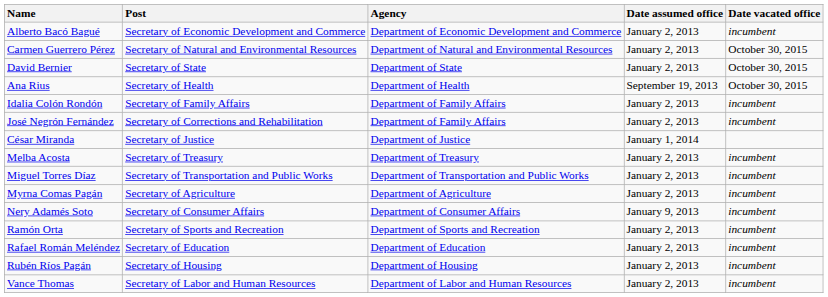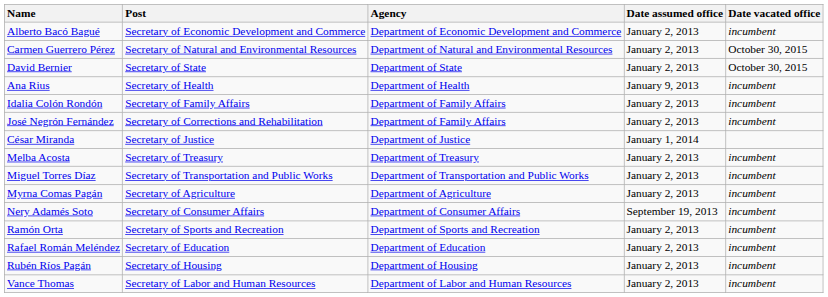(672, 85) September 19, 2013 -> (663, 85) January 9, 2013
(768, 85) October 30, 2015 -> (752, 85) incumbent
(663, 211) January 9, 2013 -> (672, 211) September 19, 2013
